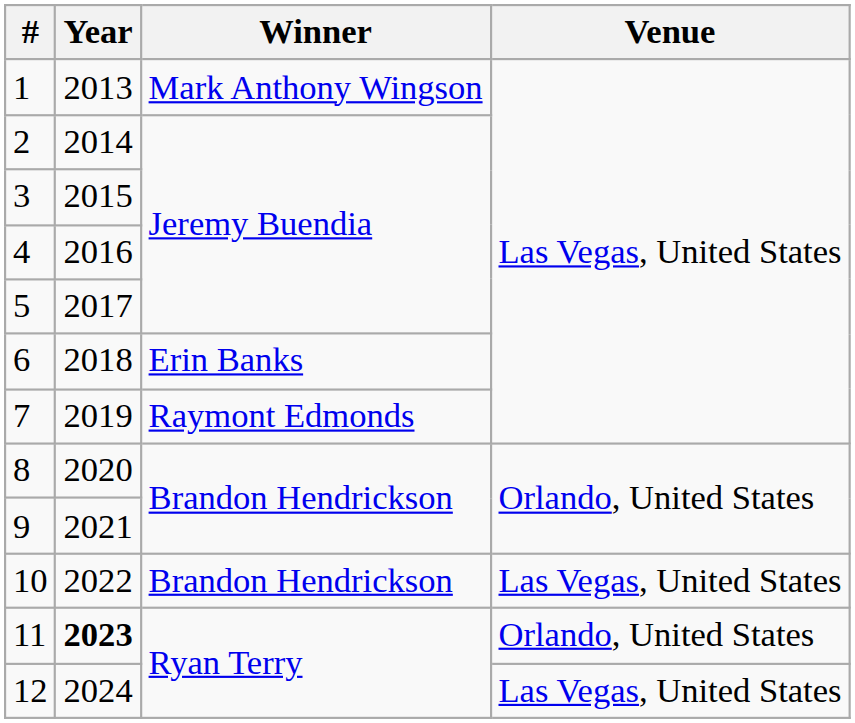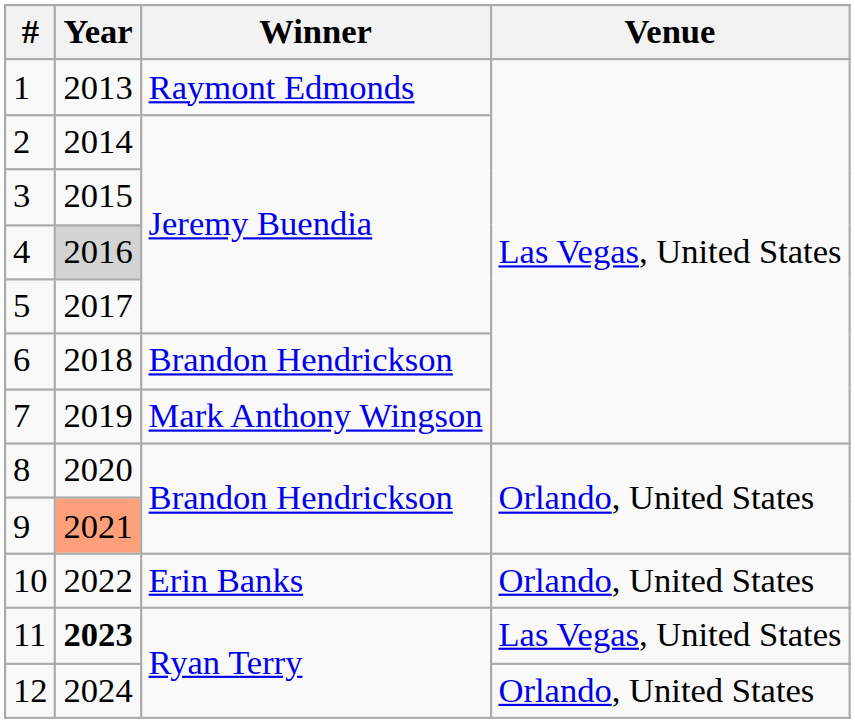(316, 86) Mark Anthony Wingson -> (282, 86) Raymont Edmonds
(98, 251) no background -> (98, 251) lightgrey background
(226, 360) Erin Banks -> (301, 360) Brandon Hendrickson
(282, 415) Raymont Edmonds -> (316, 415) Mark Anthony Wingson
(98, 525) no background -> (98, 525) lightsalmon background
(301, 580) Brandon Hendrickson -> (226, 580) Erin Banks
(670, 580) Las Vegas, United States -> (656, 580) Orlando, United States
(656, 634) Orlando, United States -> (670, 634) Las Vegas, United States
(670, 689) Las Vegas, United States -> (656, 689) Orlando, United States
